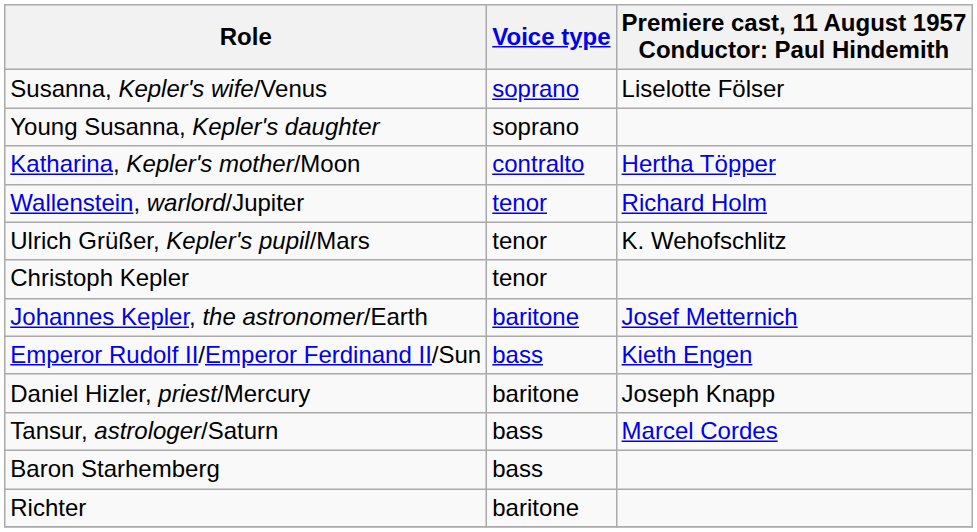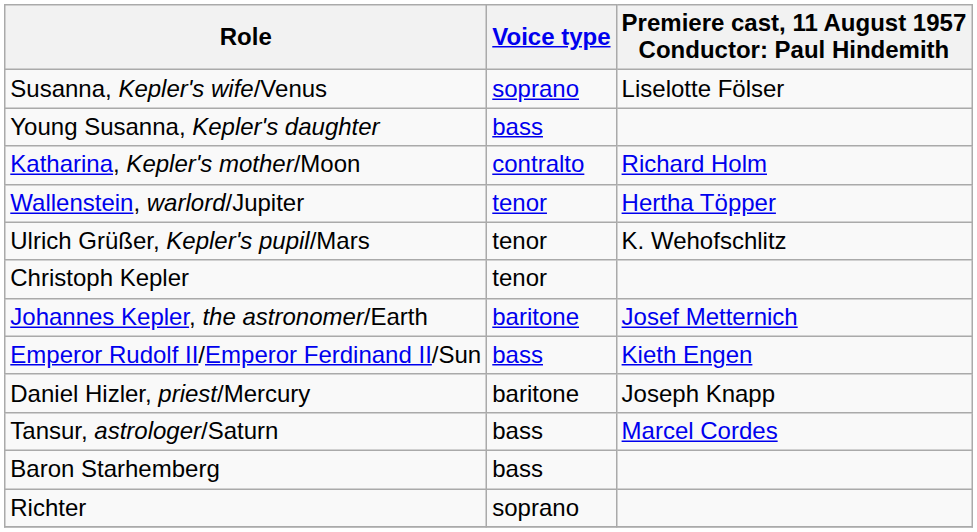(536, 126) soprano -> (518, 126) bass
(699, 164) Hertha Töpper -> (694, 164) Richard Holm
(694, 202) Richard Holm -> (699, 202) Hertha Töpper
(536, 507) baritone -> (536, 507) soprano
